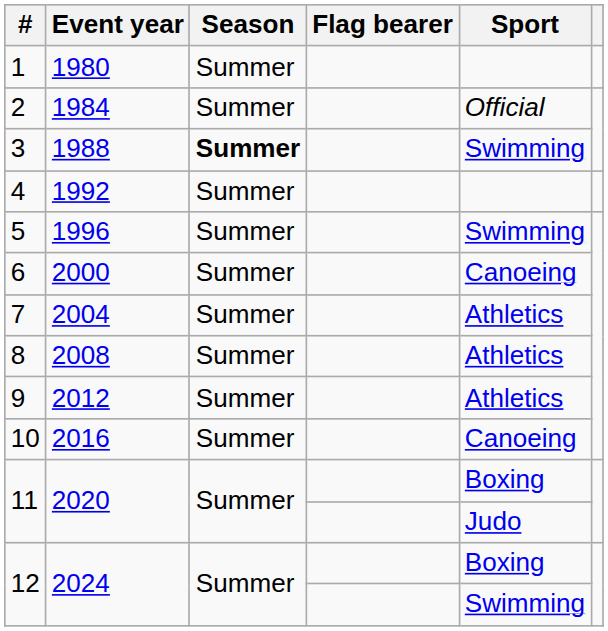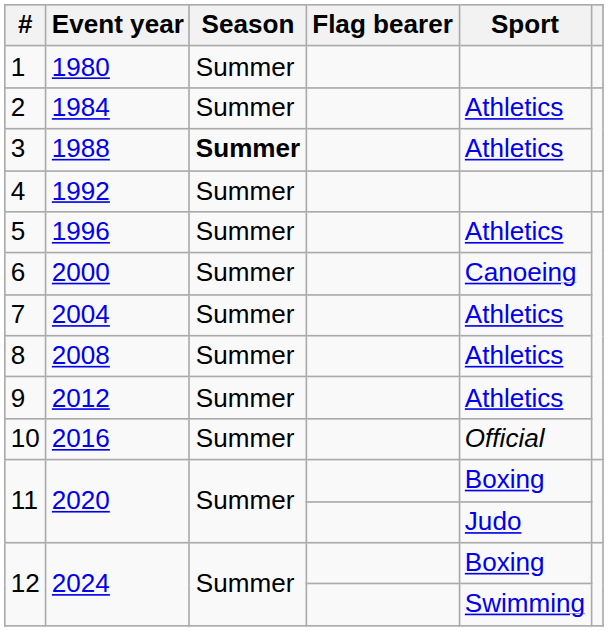(505, 107) Official -> (514, 107) Athletics
(525, 149) Swimming -> (514, 149) Athletics
(525, 231) Swimming -> (514, 231) Athletics
(521, 438) Canoeing -> (505, 438) Official
